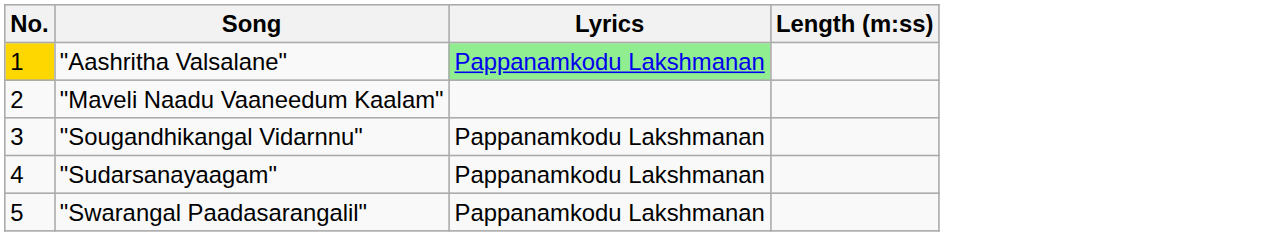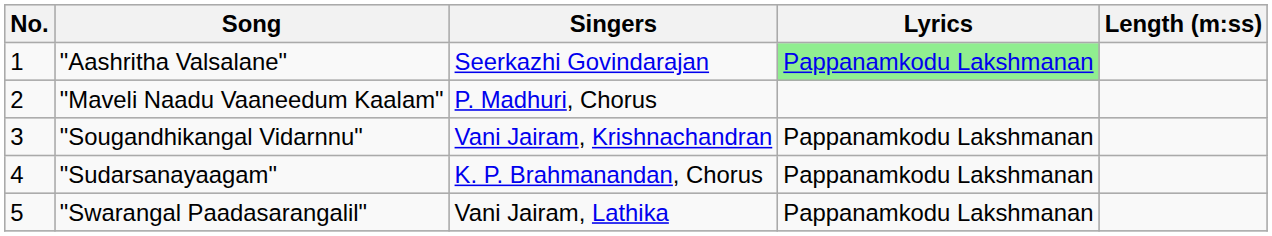+ column: (613, 24)
(17, 62) gold background -> (17, 62) no background
